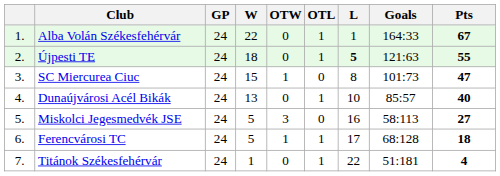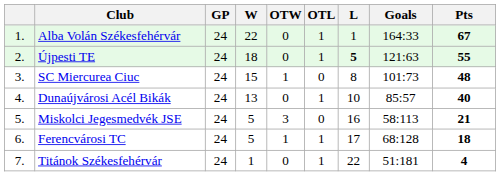(464, 77) 47 -> (464, 77) 48
(464, 118) 27 -> (464, 118) 21
